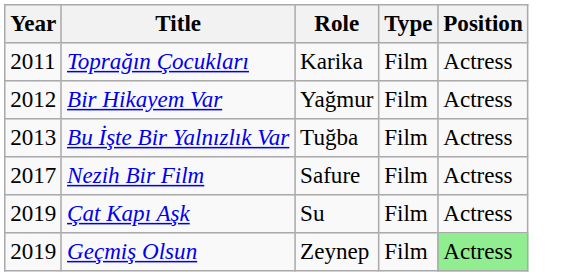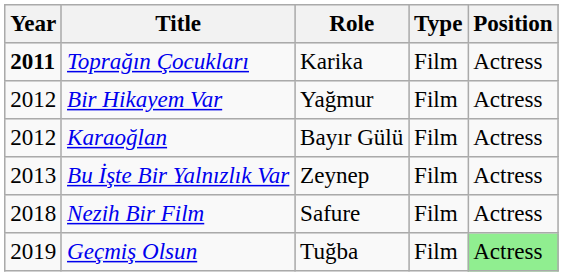(33, 61) normal -> (33, 61) bold
+ row: (117, 138)
(329, 138) Tuğba -> (335, 176) Zeynep
(33, 176) 2017 -> (33, 214) 2018
- row: (128, 214)
(335, 252) Zeynep -> (329, 252) Tuğba
